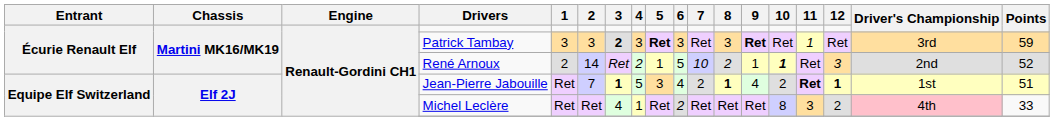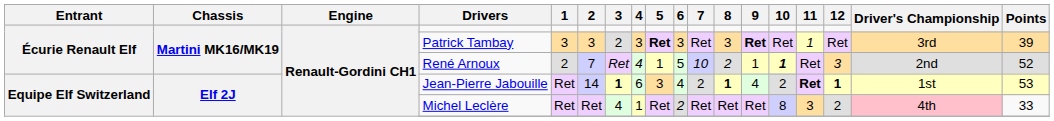(619, 42) bold -> (619, 42) normal
(1026, 42) 59 -> (1026, 42) 39
(591, 63) 14 -> (591, 63) 7
(639, 63) 2 -> (639, 63) 4
(591, 84) 7 -> (591, 84) 14
(639, 84) 5 -> (639, 84) 6
(1026, 84) 51 -> (1026, 84) 53
